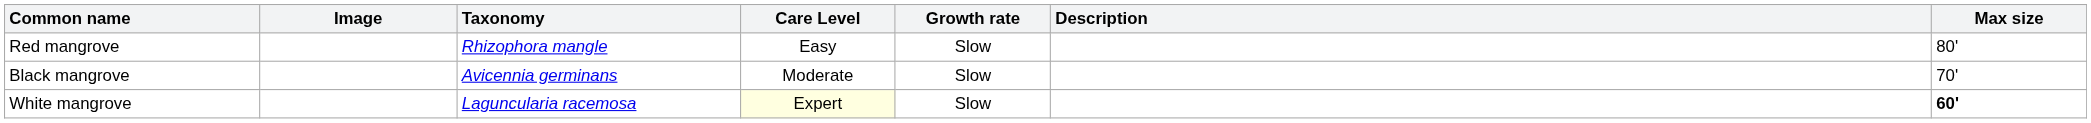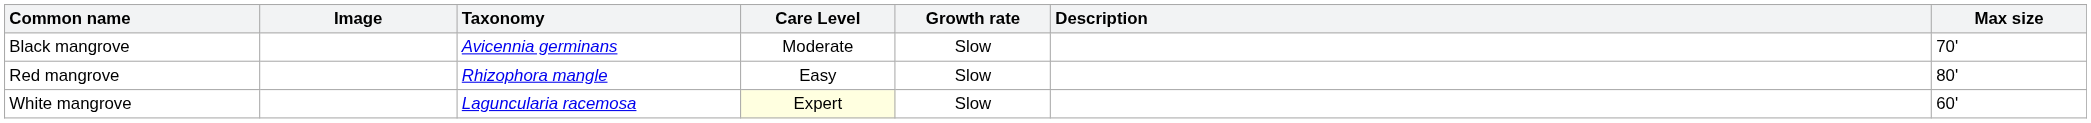rows swapped: (69, 75) <-> (64, 47)
(1948, 103) bold -> (1947, 103) normal
